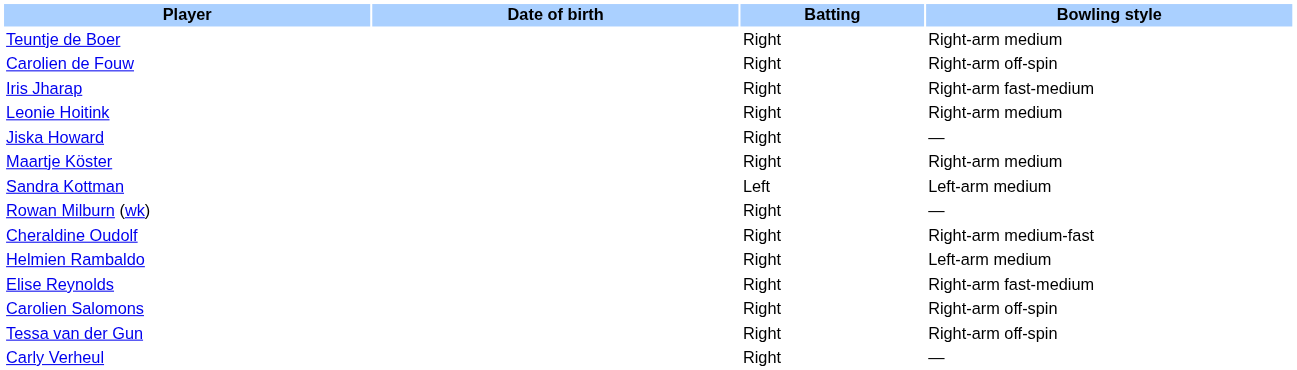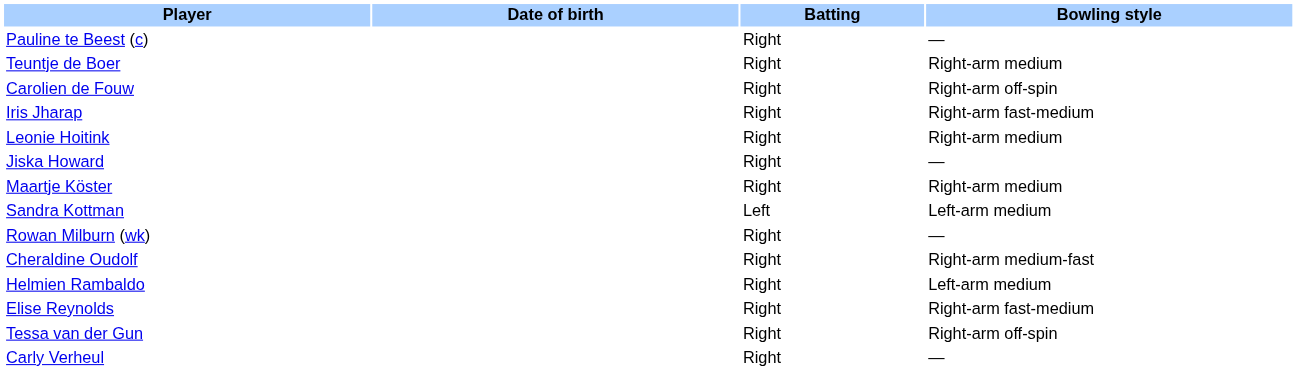+ row: (77, 39)
- row: (75, 309)
